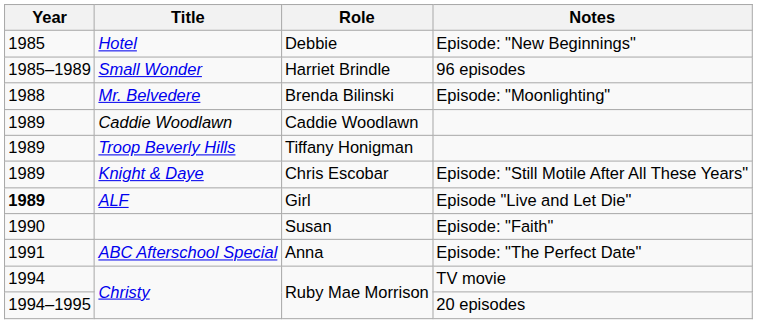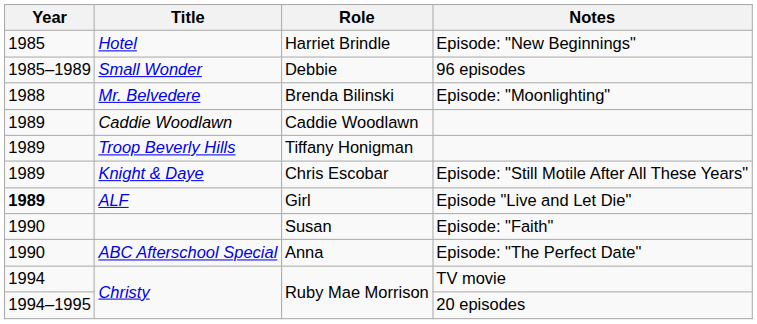(311, 43) Debbie -> (338, 43) Harriet Brindle
(338, 69) Harriet Brindle -> (311, 69) Debbie
(27, 252) 1991 -> (27, 252) 1990
